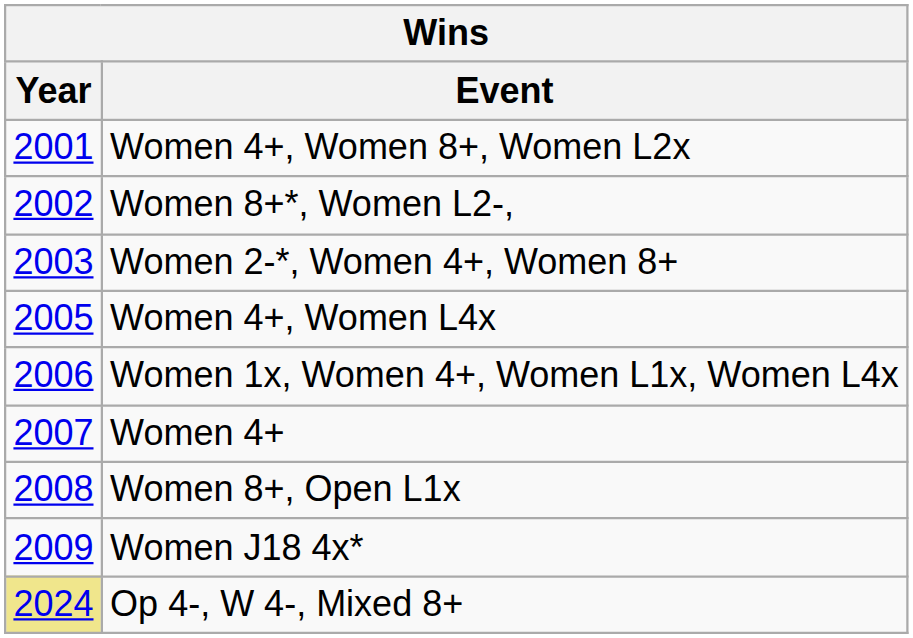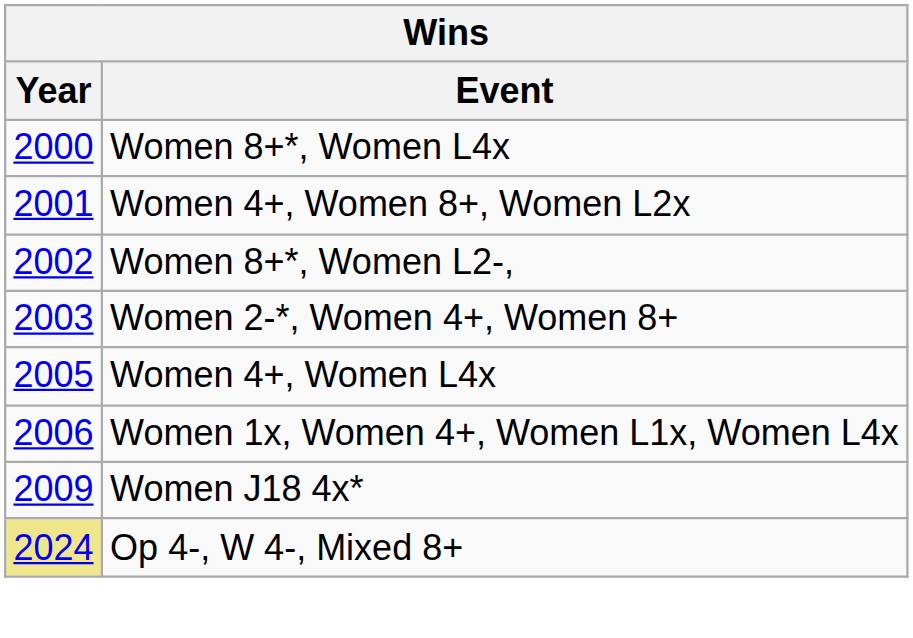+ row: (310, 147)
- row: (197, 432)
- row: (285, 489)
